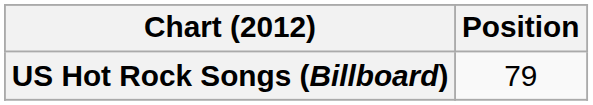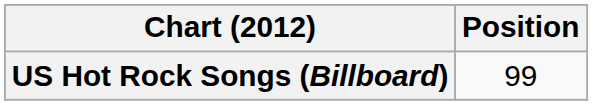(521, 75) 79 -> (521, 75) 99
